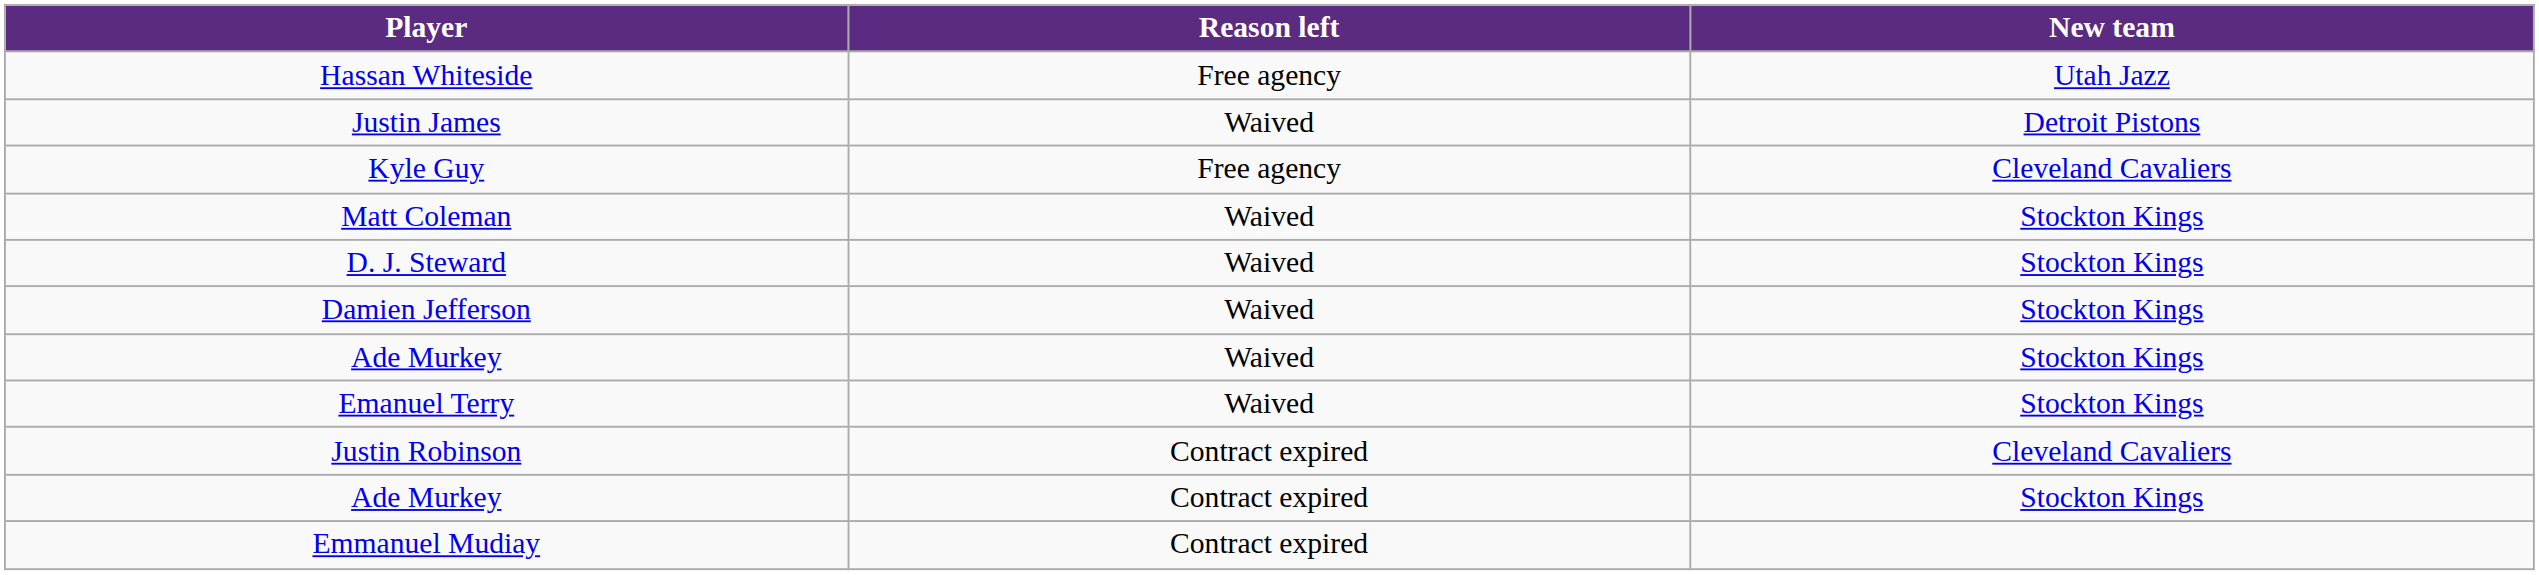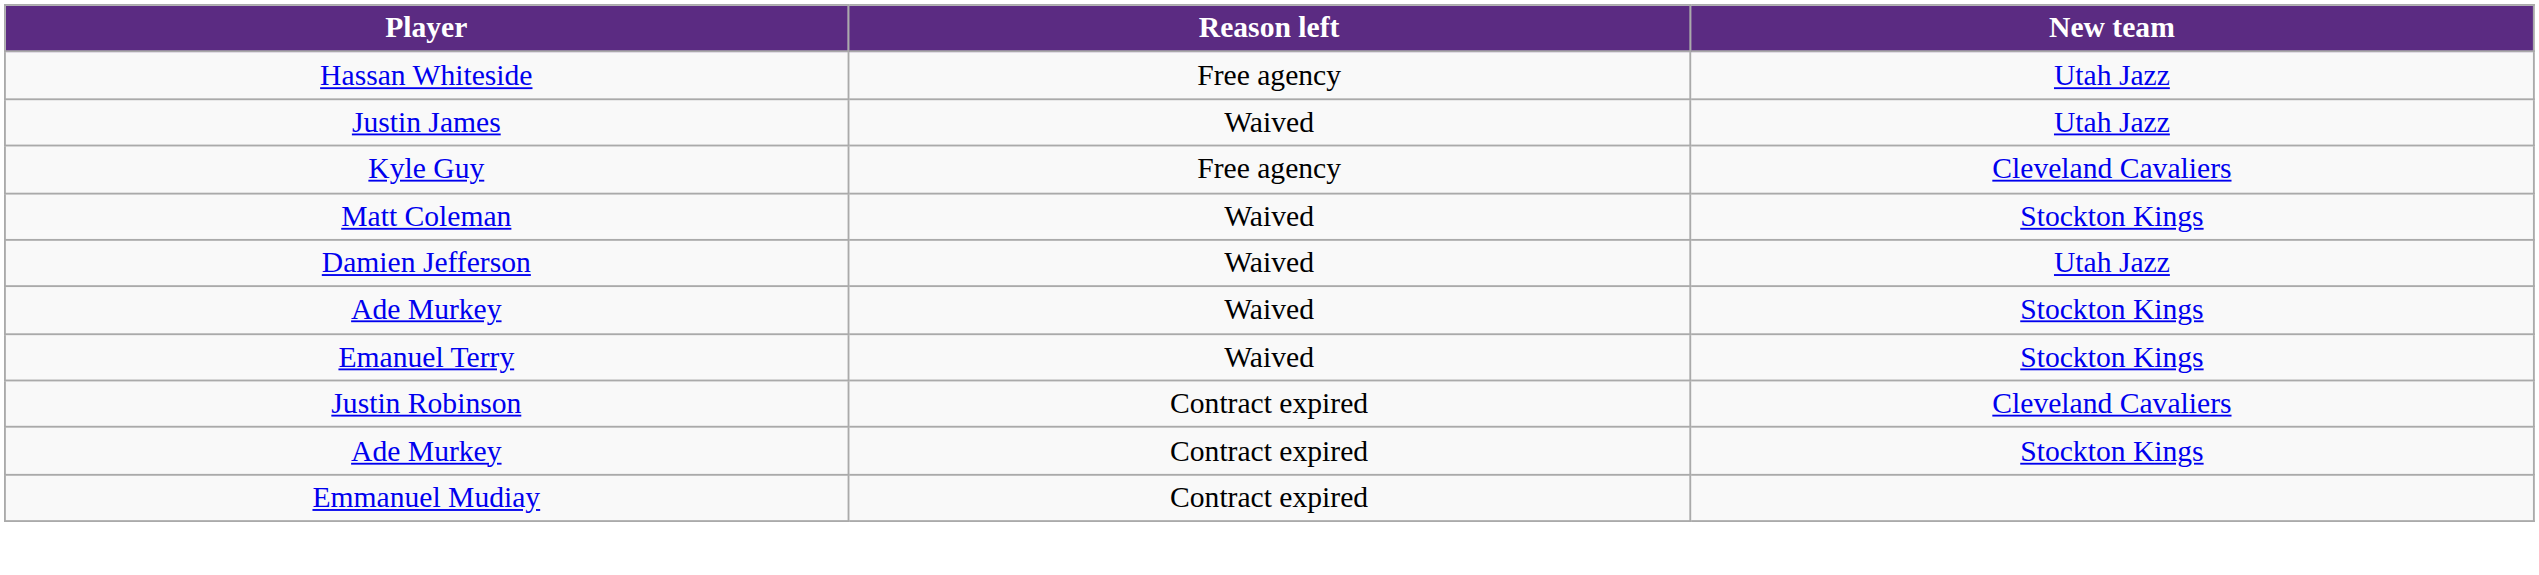(2112, 121) Detroit Pistons -> (2112, 121) Utah Jazz
- row: (426, 262)
(2112, 309) Stockton Kings -> (2112, 262) Utah Jazz
